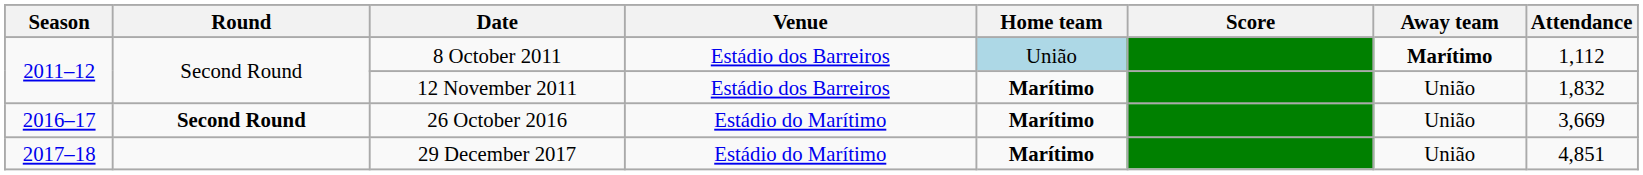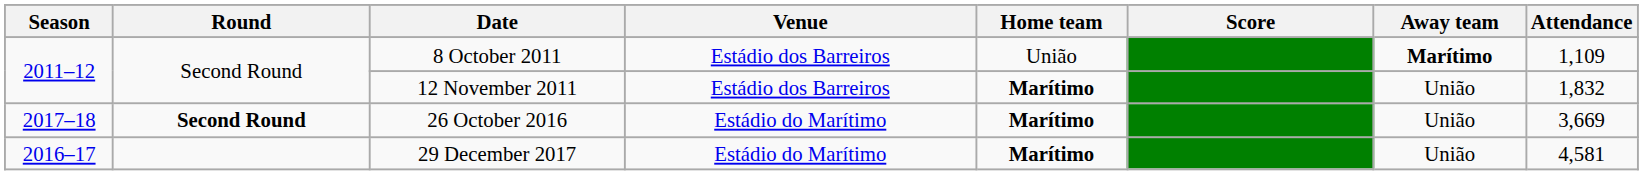(1051, 54) lightblue background -> (1051, 54) no background
(1582, 54) 1,112 -> (1582, 54) 1,109
(59, 120) 2016–17 -> (59, 120) 2017–18
(59, 153) 2017–18 -> (59, 153) 2016–17
(1582, 153) 4,851 -> (1582, 153) 4,581
